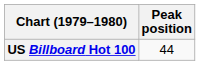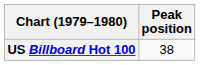(167, 49) 44 -> (167, 49) 38
